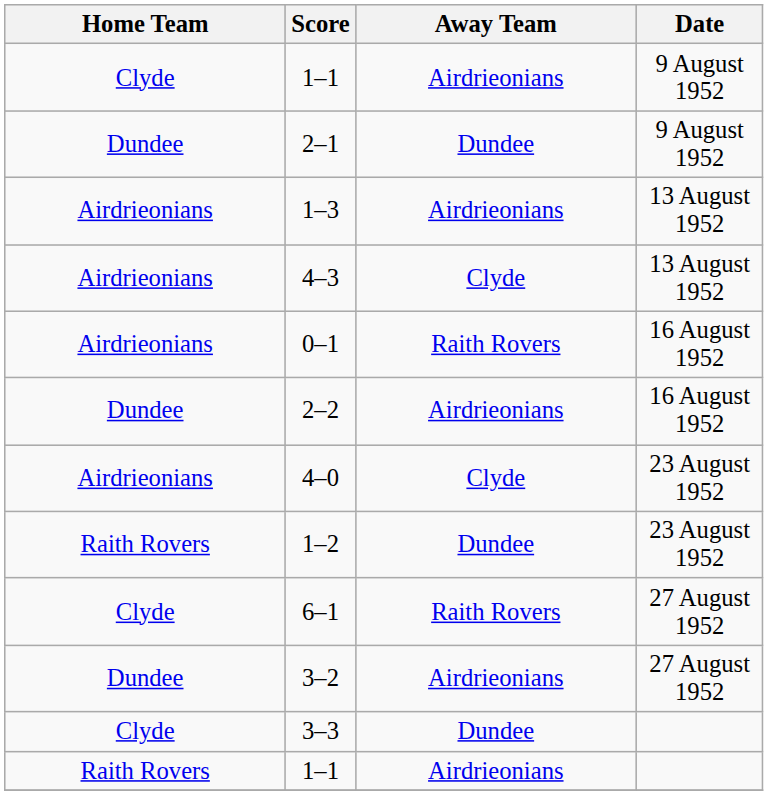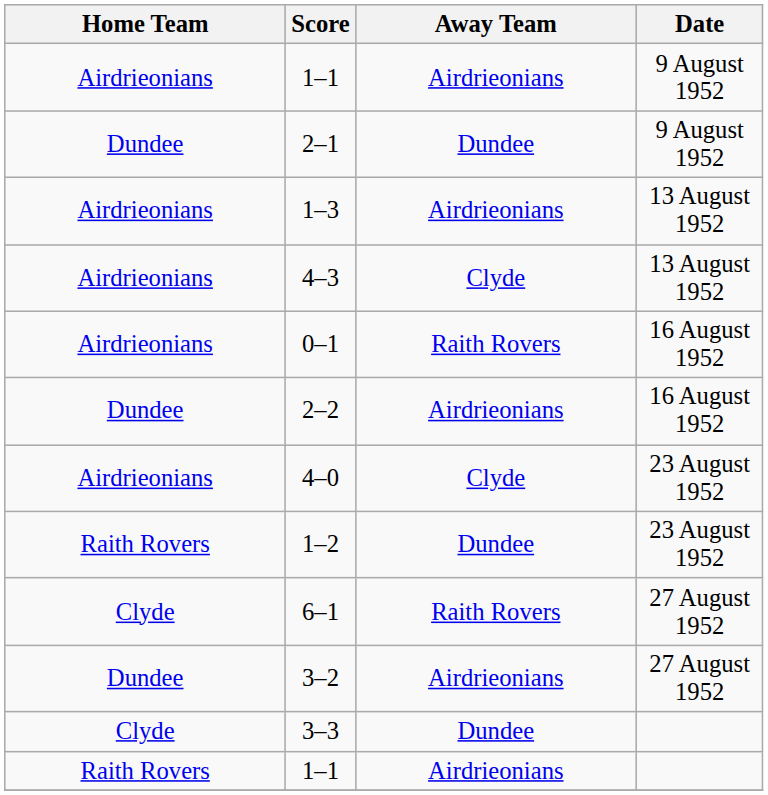(145, 76) Clyde -> (145, 76) Airdrieonians
